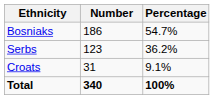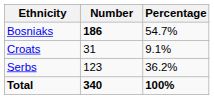(93, 31) normal -> (93, 31) bold
rows swapped: (22, 49) <-> (24, 67)
